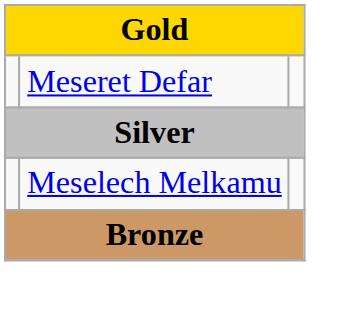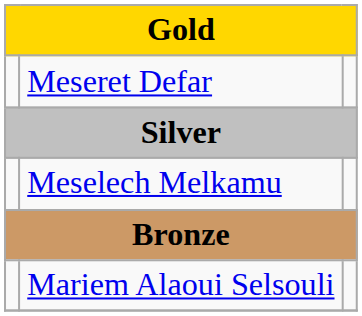+ row: (181, 285)
